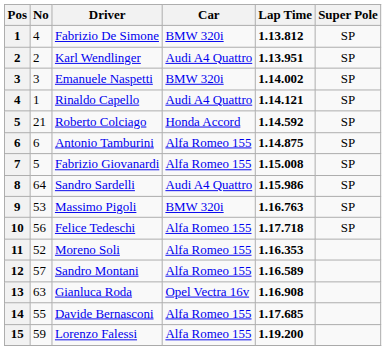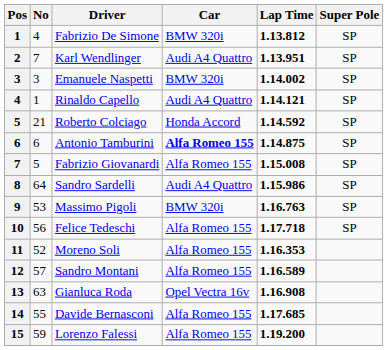(36, 57) 2 -> (36, 57) 7
(208, 142) normal -> (210, 142) bold
